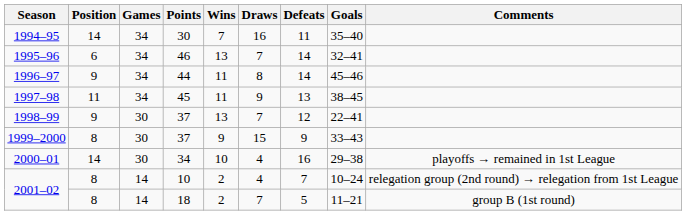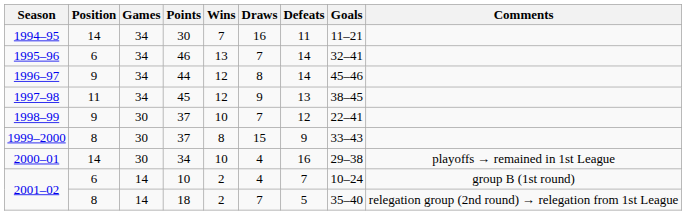(347, 35) 35–40 -> (347, 35) 11–21
(221, 76) 11 -> (221, 76) 12
(221, 96) 11 -> (221, 96) 12
(221, 117) 13 -> (221, 117) 10
(221, 138) 9 -> (221, 138) 8
(94, 179) 8 -> (94, 179) 6
(524, 179) relegation group (2nd round) → relegation from 1st League -> (524, 179) group B (1st round)
(347, 199) 11–21 -> (347, 199) 35–40
(524, 199) group B (1st round) -> (524, 199) relegation group (2nd round) → relegation from 1st League
